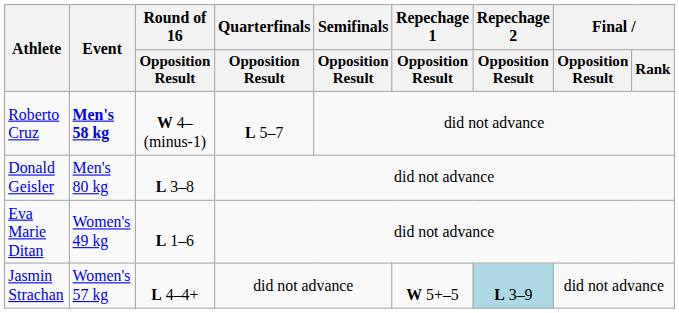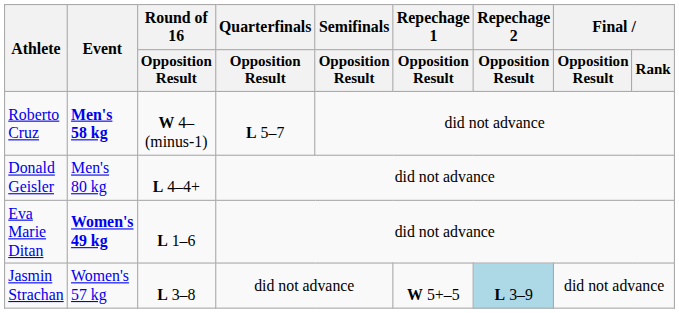(175, 187) L 3–8 -> (176, 187) L 4–4+
(102, 232) normal -> (102, 232) bold
(175, 295) L 4–4+ -> (176, 295) L 3–8
